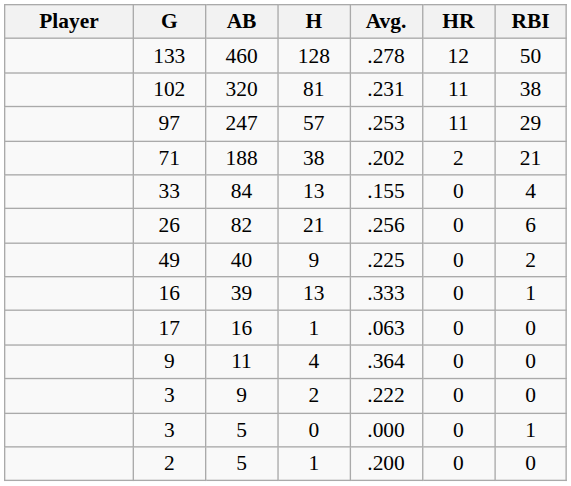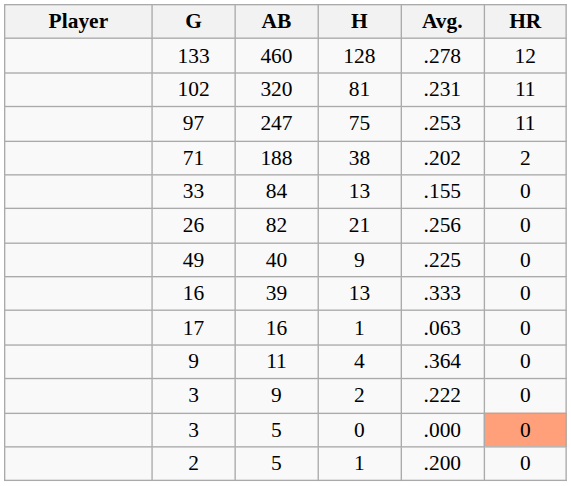- column: (531, 21)
(314, 123) 57 -> (359, 123) 75
(458, 429) no background -> (525, 429) lightsalmon background
